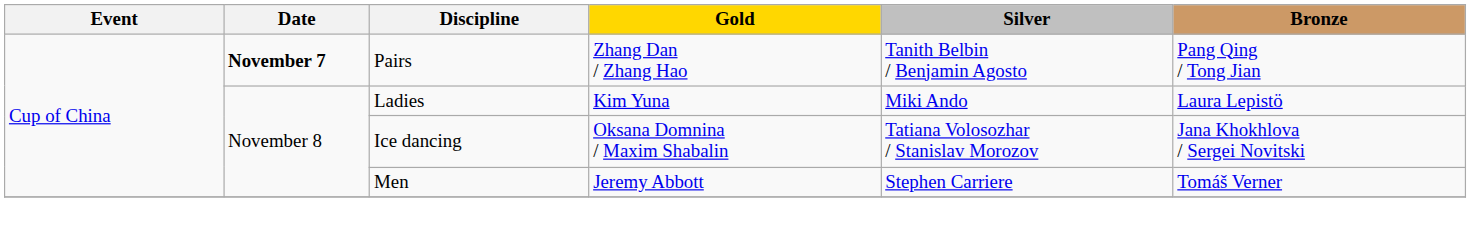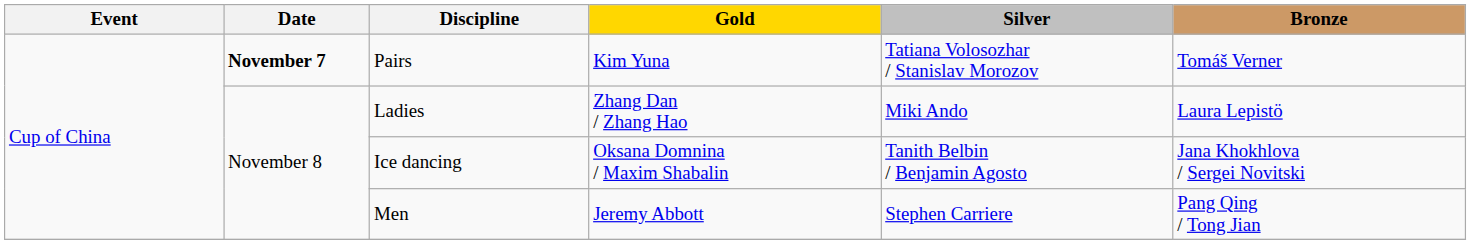(640, 60) Zhang Dan / Zhang Hao -> (631, 60) Kim Yuna
(956, 60) Tanith Belbin / Benjamin Agosto -> (962, 60) Tatiana Volosozhar / Stanislav Morozov
(1219, 60) Pang Qing / Tong Jian -> (1230, 60) Tomáš Verner
(631, 100) Kim Yuna -> (640, 111) Zhang Dan / Zhang Hao
(962, 141) Tatiana Volosozhar / Stanislav Morozov -> (956, 162) Tanith Belbin / Benjamin Agosto
(1230, 181) Tomáš Verner -> (1219, 213) Pang Qing / Tong Jian
